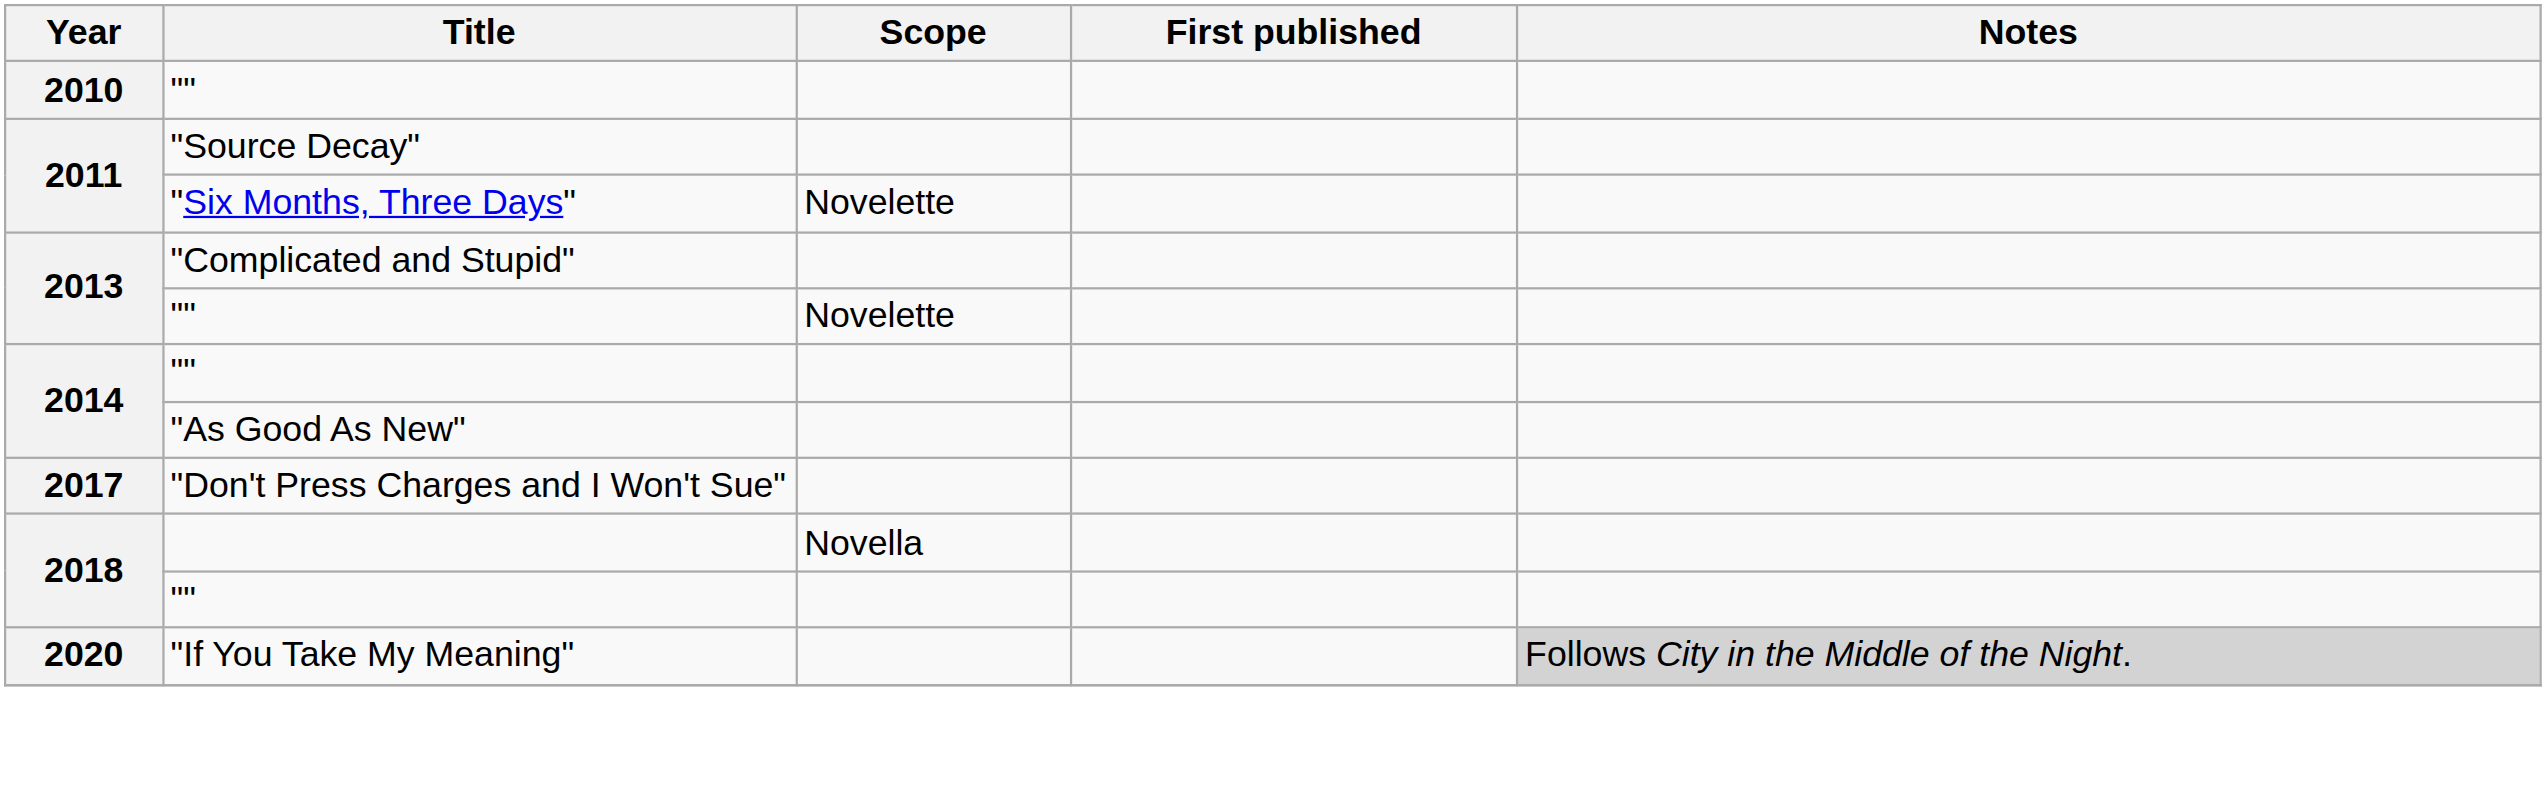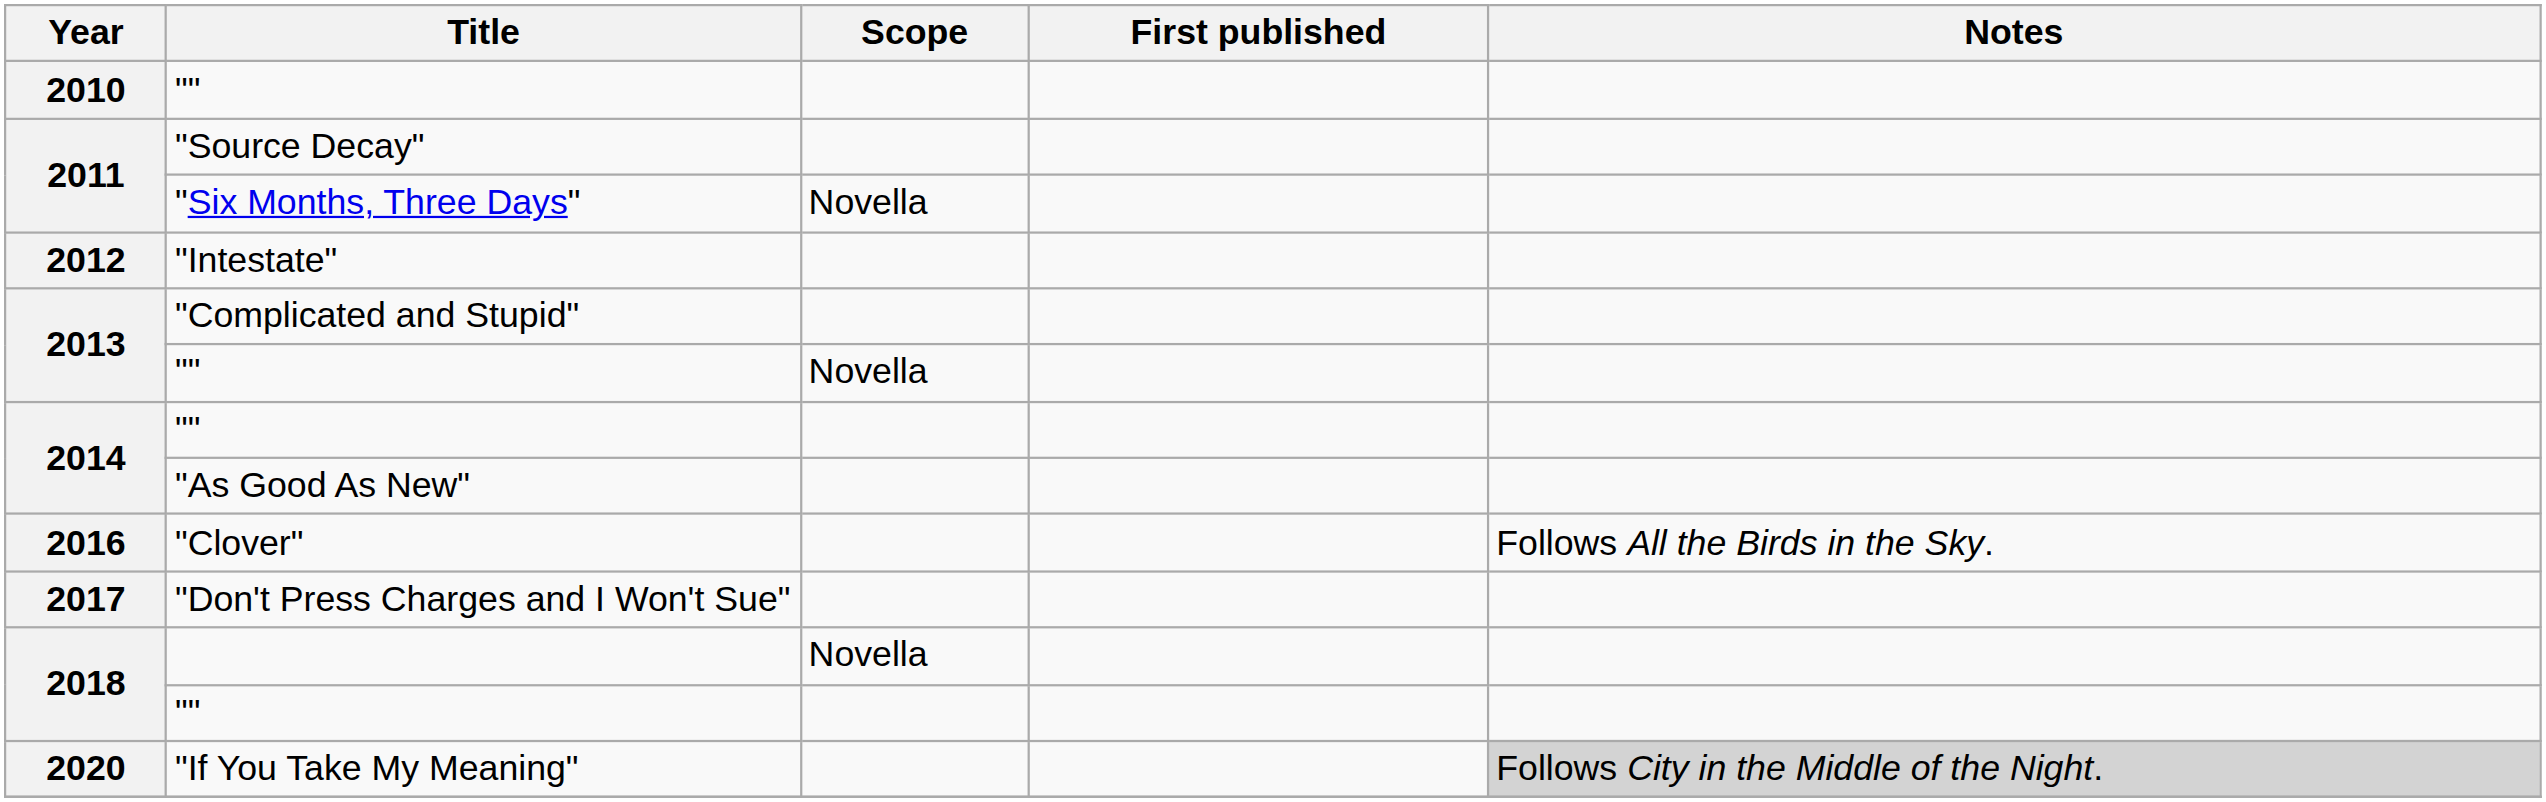(880, 202) Novelette -> (868, 202) Novella
+ row: (86, 259)
(880, 315) Novelette -> (868, 372) Novella
+ row: (86, 542)
